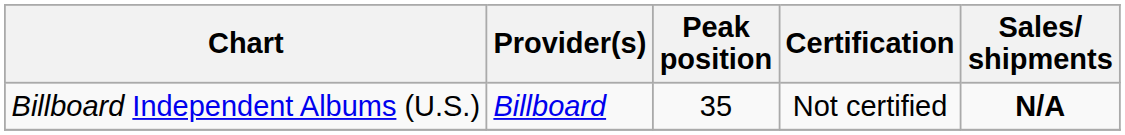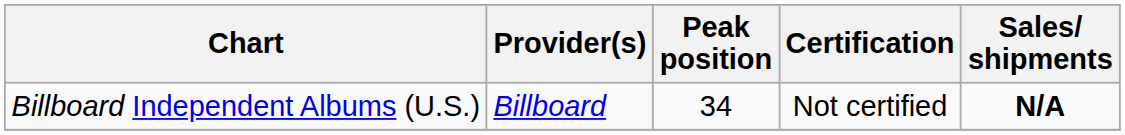(716, 105) 35 -> (716, 105) 34
